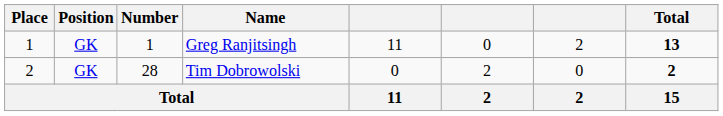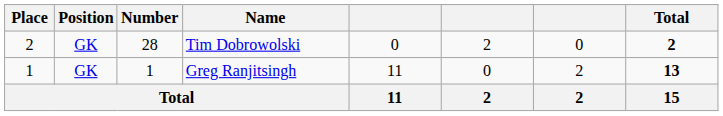rows swapped: (241, 44) <-> (243, 71)
